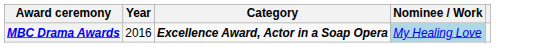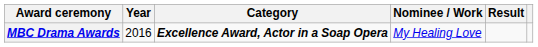+ column: (506, 13)
(437, 32) lightblue background -> (437, 32) no background
